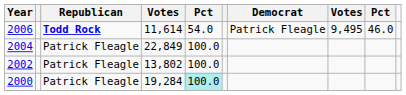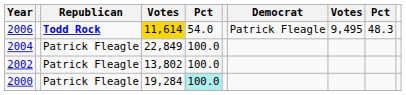(163, 30) no background -> (163, 30) gold background
(381, 30) 46.0 -> (381, 30) 48.3
